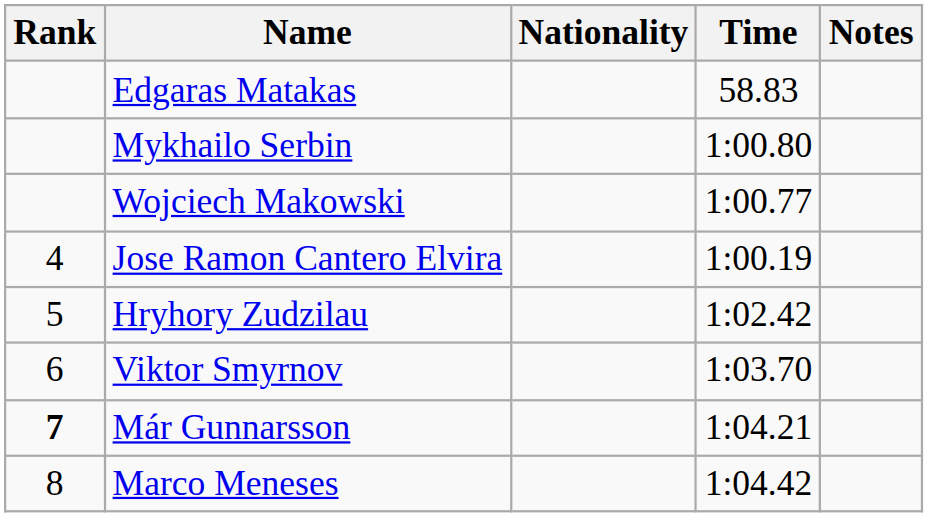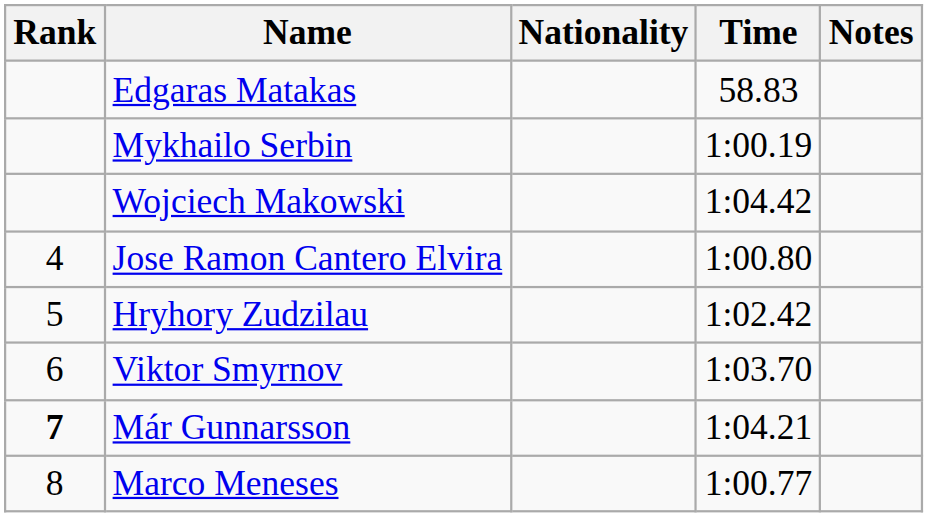(759, 145) 1:00.80 -> (759, 145) 1:00.19
(759, 201) 1:00.77 -> (759, 201) 1:04.42
(759, 257) 1:00.19 -> (759, 257) 1:00.80
(759, 483) 1:04.42 -> (759, 483) 1:00.77
